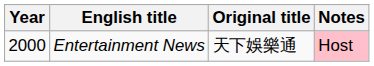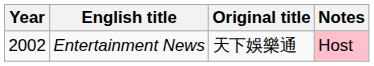(27, 46) 2000 -> (27, 46) 2002
